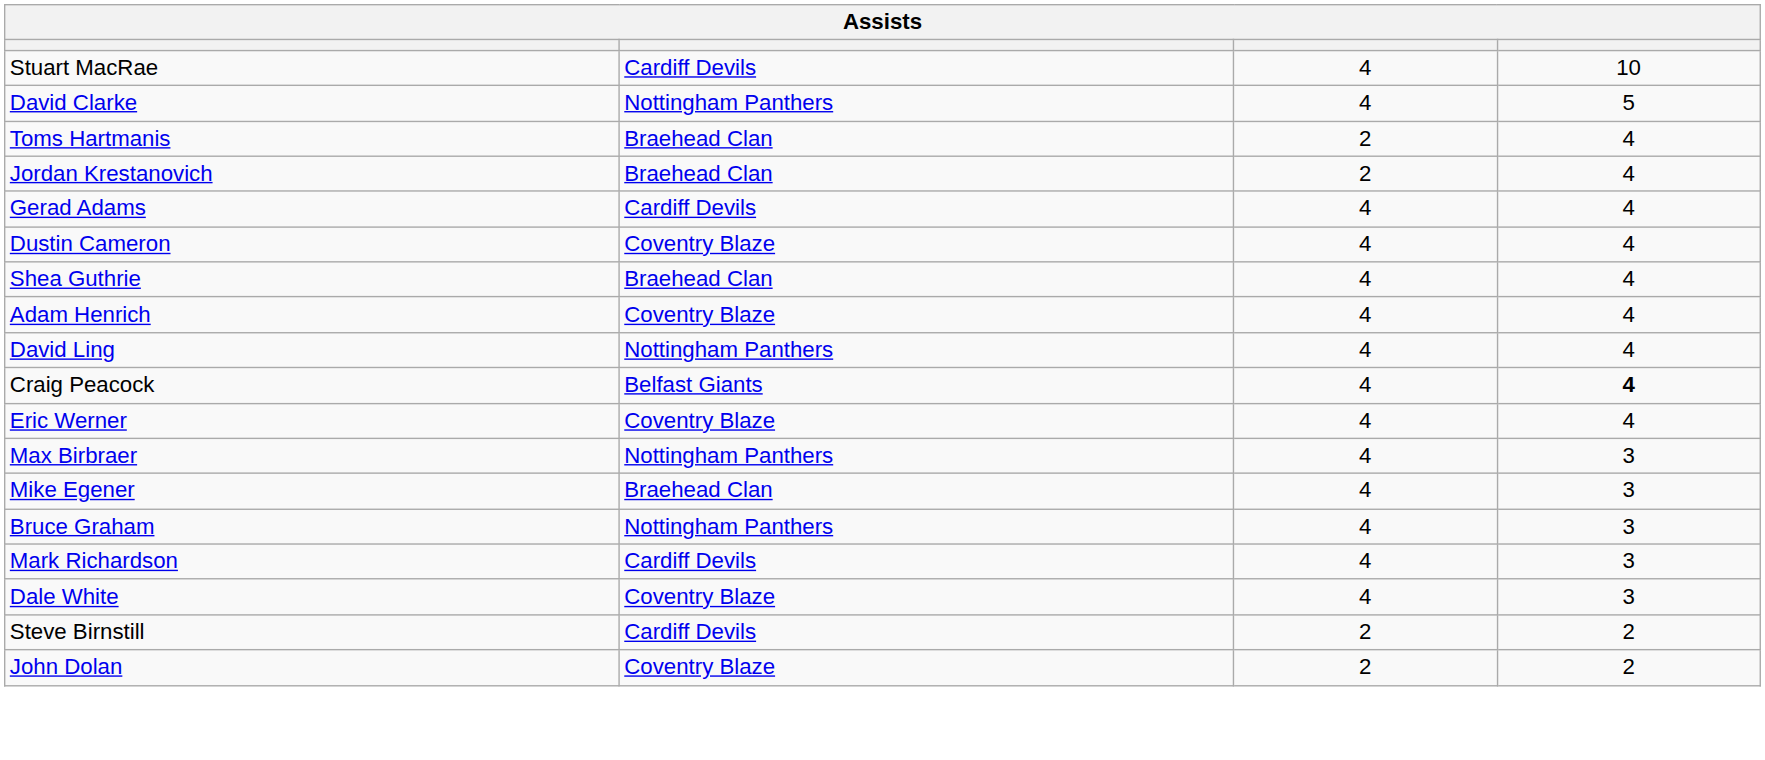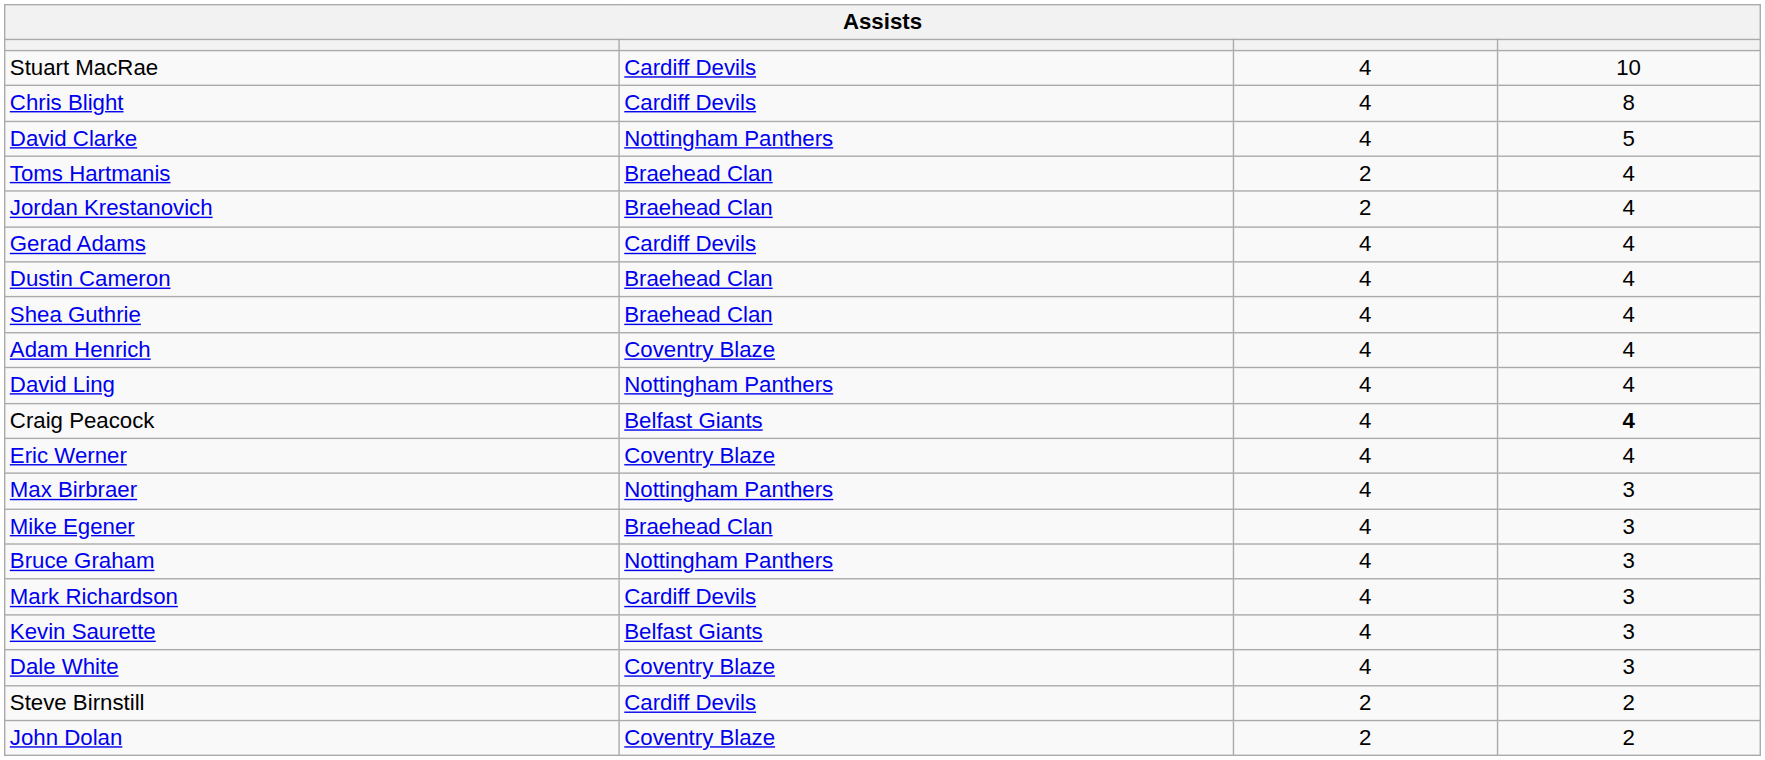+ row: (67, 102)
(700, 244) Coventry Blaze -> (698, 279) Braehead Clan
+ row: (83, 631)
